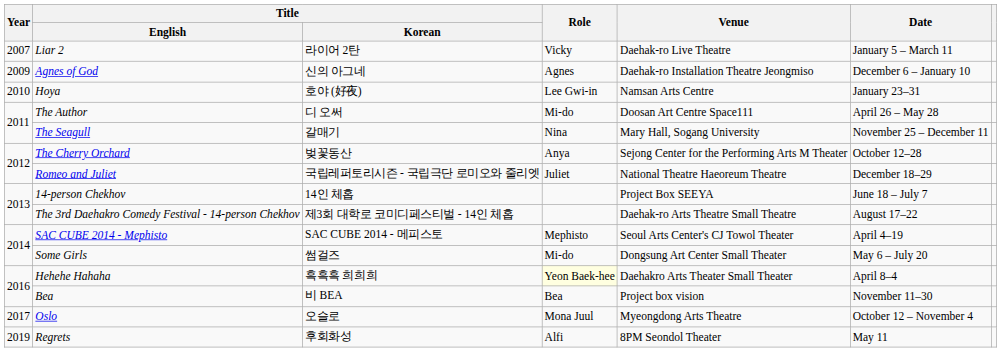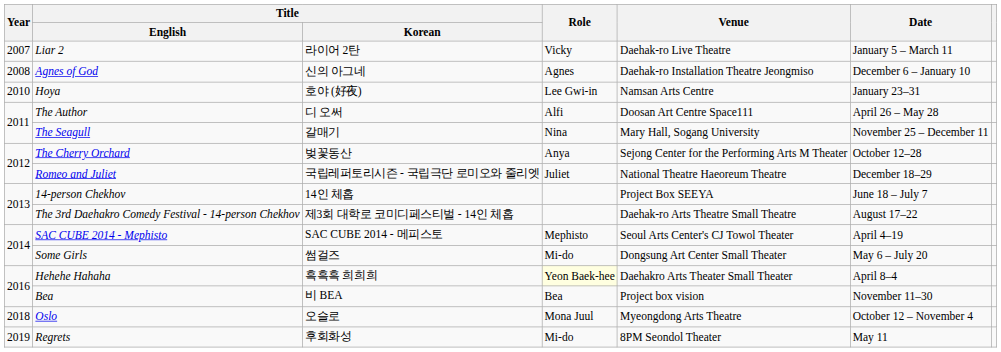(19, 71) 2009 -> (19, 71) 2008
(559, 112) Mi-do -> (554, 112) Alfi
(19, 316) 2017 -> (19, 316) 2018
(554, 337) Alfi -> (559, 337) Mi-do
